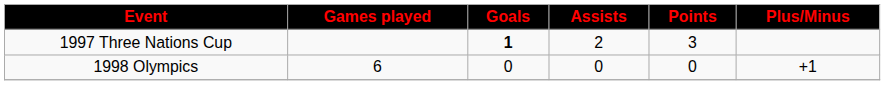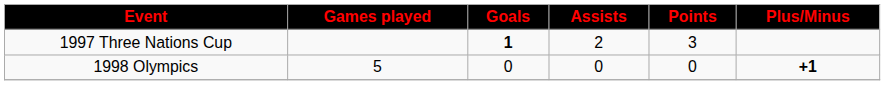(377, 67) 6 -> (377, 67) 5
(808, 67) normal -> (808, 67) bold
